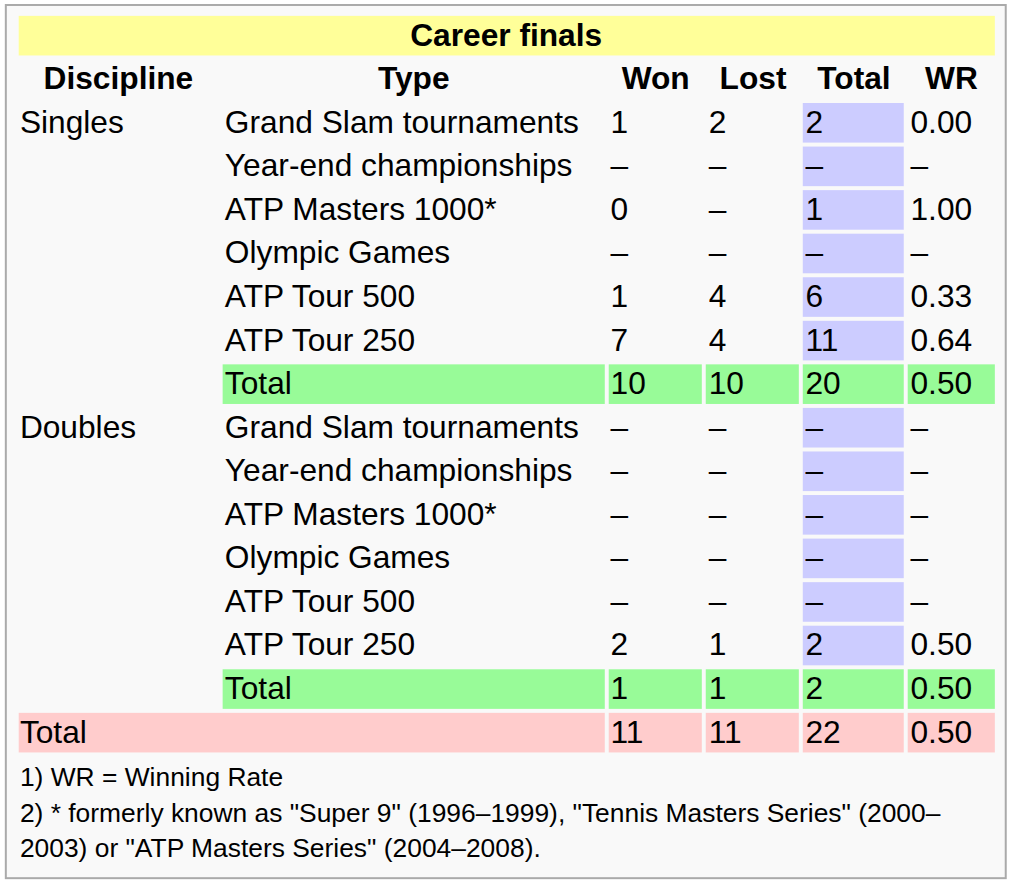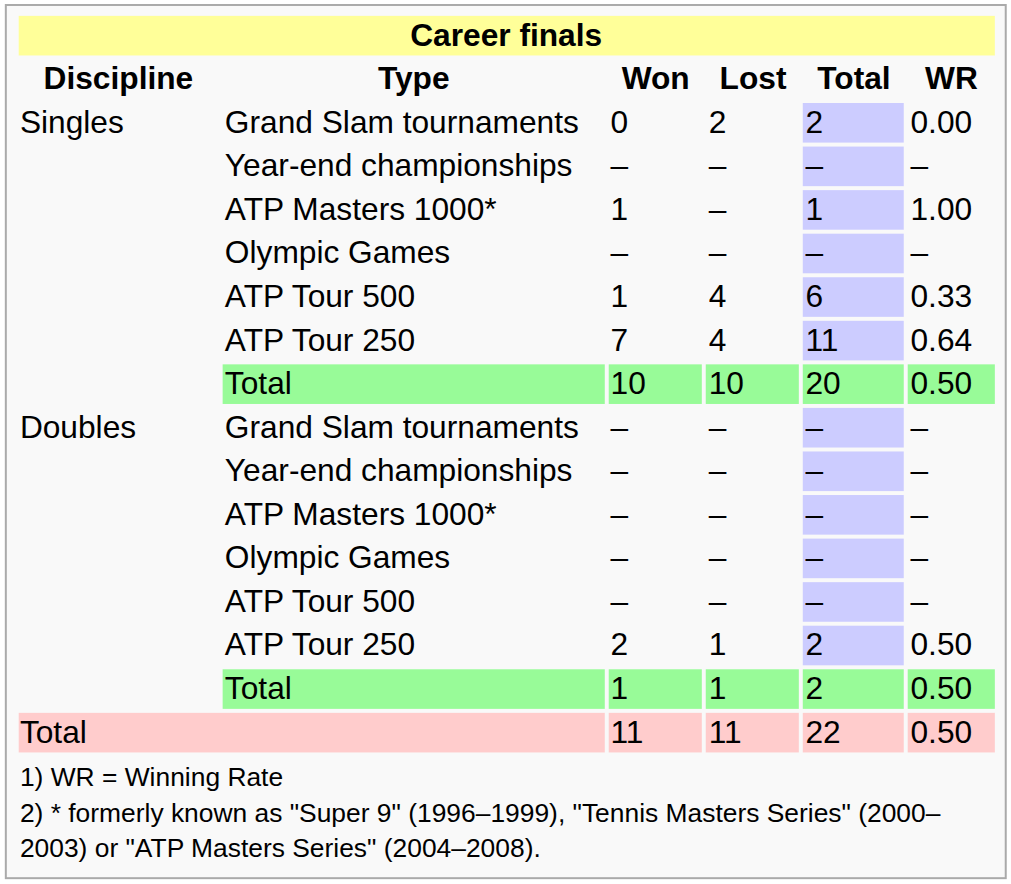(619, 122) 1 -> (619, 122) 0
(619, 209) 0 -> (619, 209) 1
